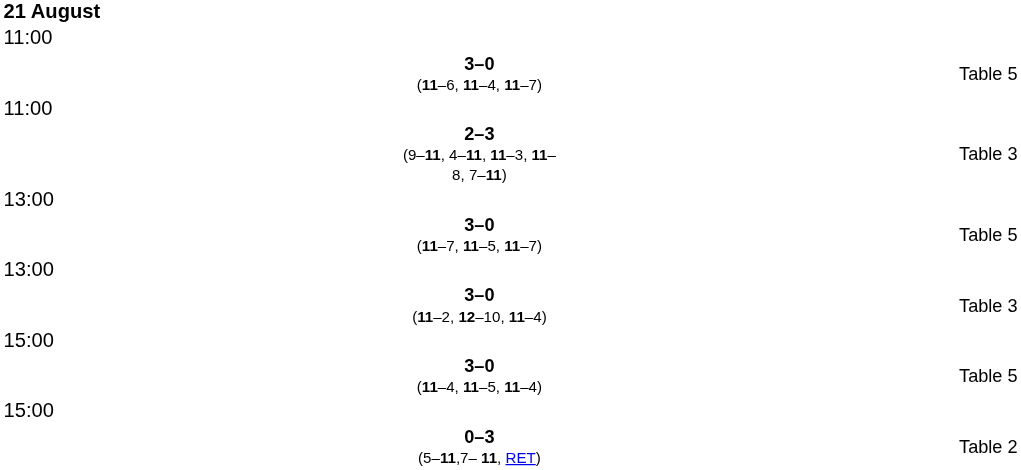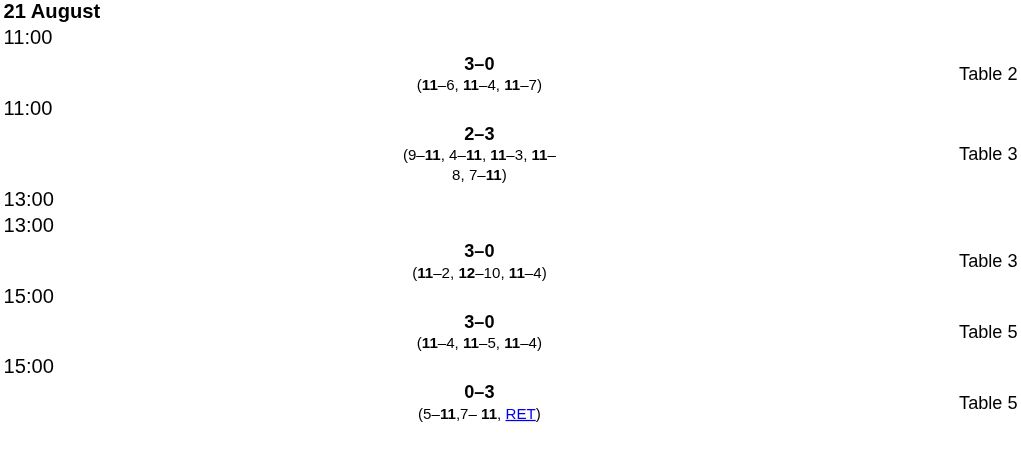(988, 73) Table 5 -> (988, 73) Table 2
- row: (201, 235)
(988, 446) Table 2 -> (988, 402) Table 5
